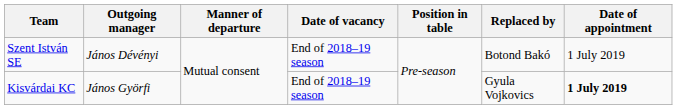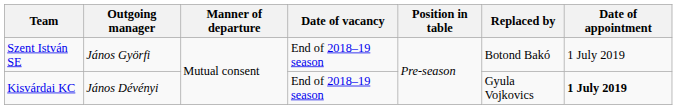(122, 54) János Dévényi -> (118, 54) János Györfi
(118, 87) János Györfi -> (122, 87) János Dévényi
